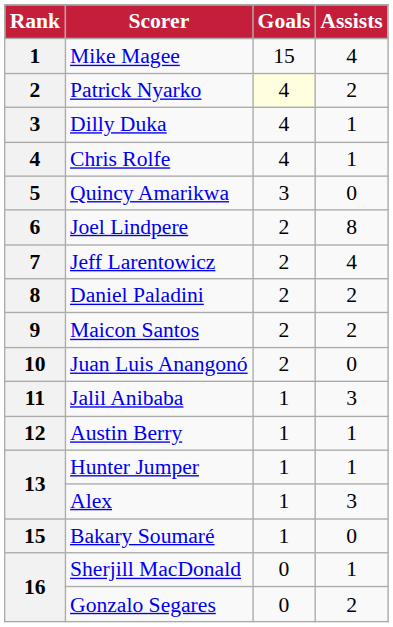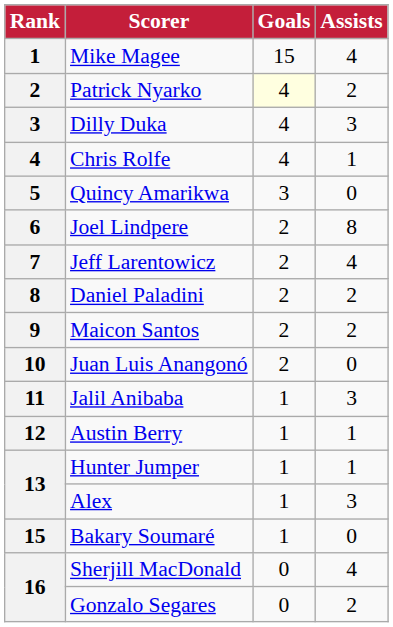(352, 124) 1 -> (352, 124) 3
(352, 569) 1 -> (352, 569) 4
